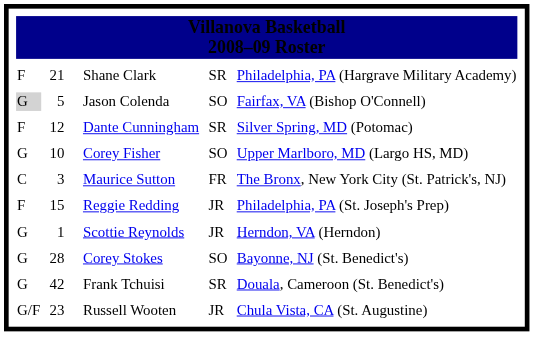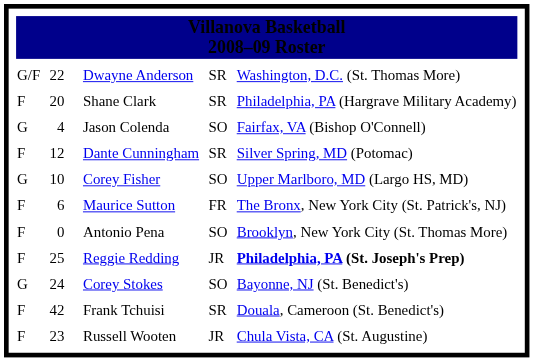+ row: (138, 75)
(57, 75) 21 -> (57, 101) 20
(22, 101) lightgrey background -> (22, 127) no background
(61, 101) 5 -> (61, 127) 4
(22, 179) C -> (21, 205) F
(61, 179) 3 -> (61, 205) 6
+ row: (124, 231)
(57, 205) 15 -> (57, 257) 25
(343, 205) normal -> (351, 257) bold
- row: (134, 231)
(57, 257) 28 -> (57, 283) 24
(22, 283) G -> (21, 310) F
(29, 310) G/F -> (21, 336) F
